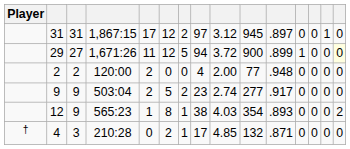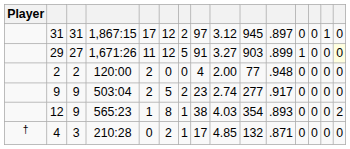(200, 53) 94 -> (200, 53) 91
(225, 53) 3.72 -> (225, 53) 3.27
(253, 53) 900 -> (253, 53) 903
